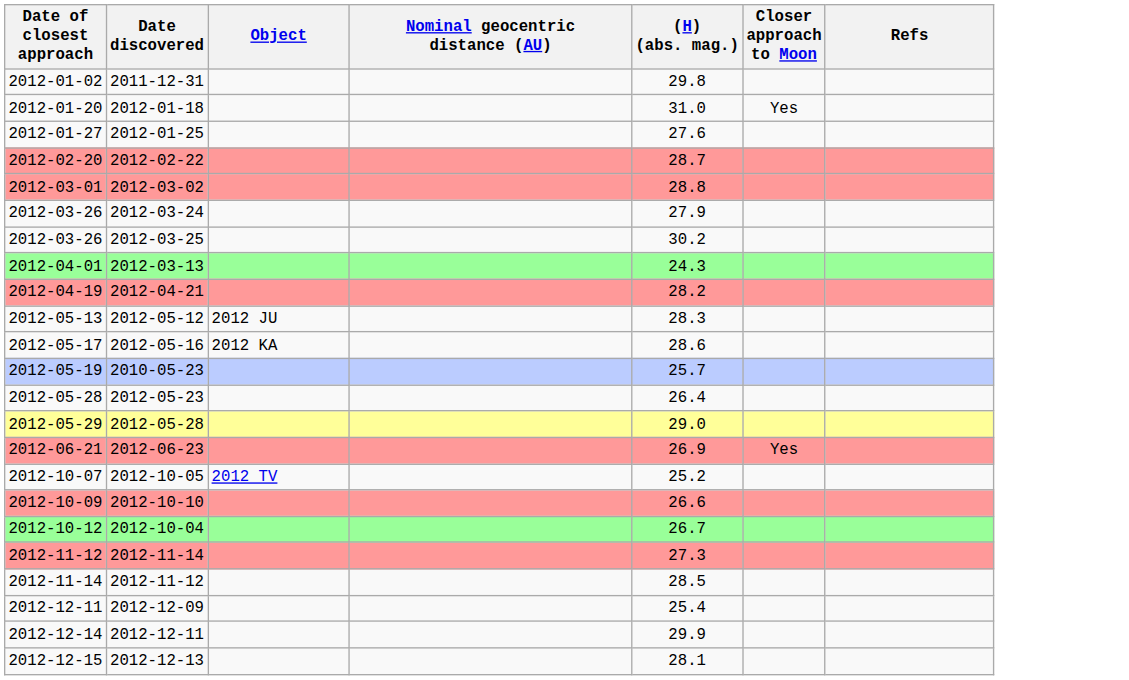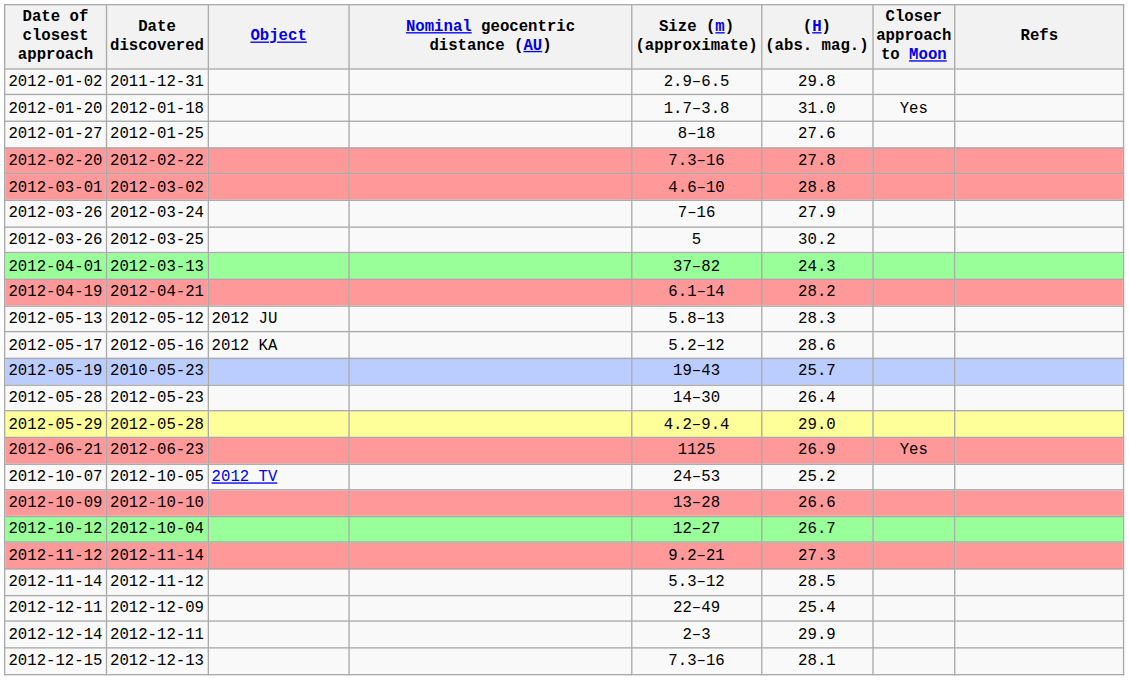+ column: (697, 36)
(687, 160) 28.7 -> (817, 160) 27.8
